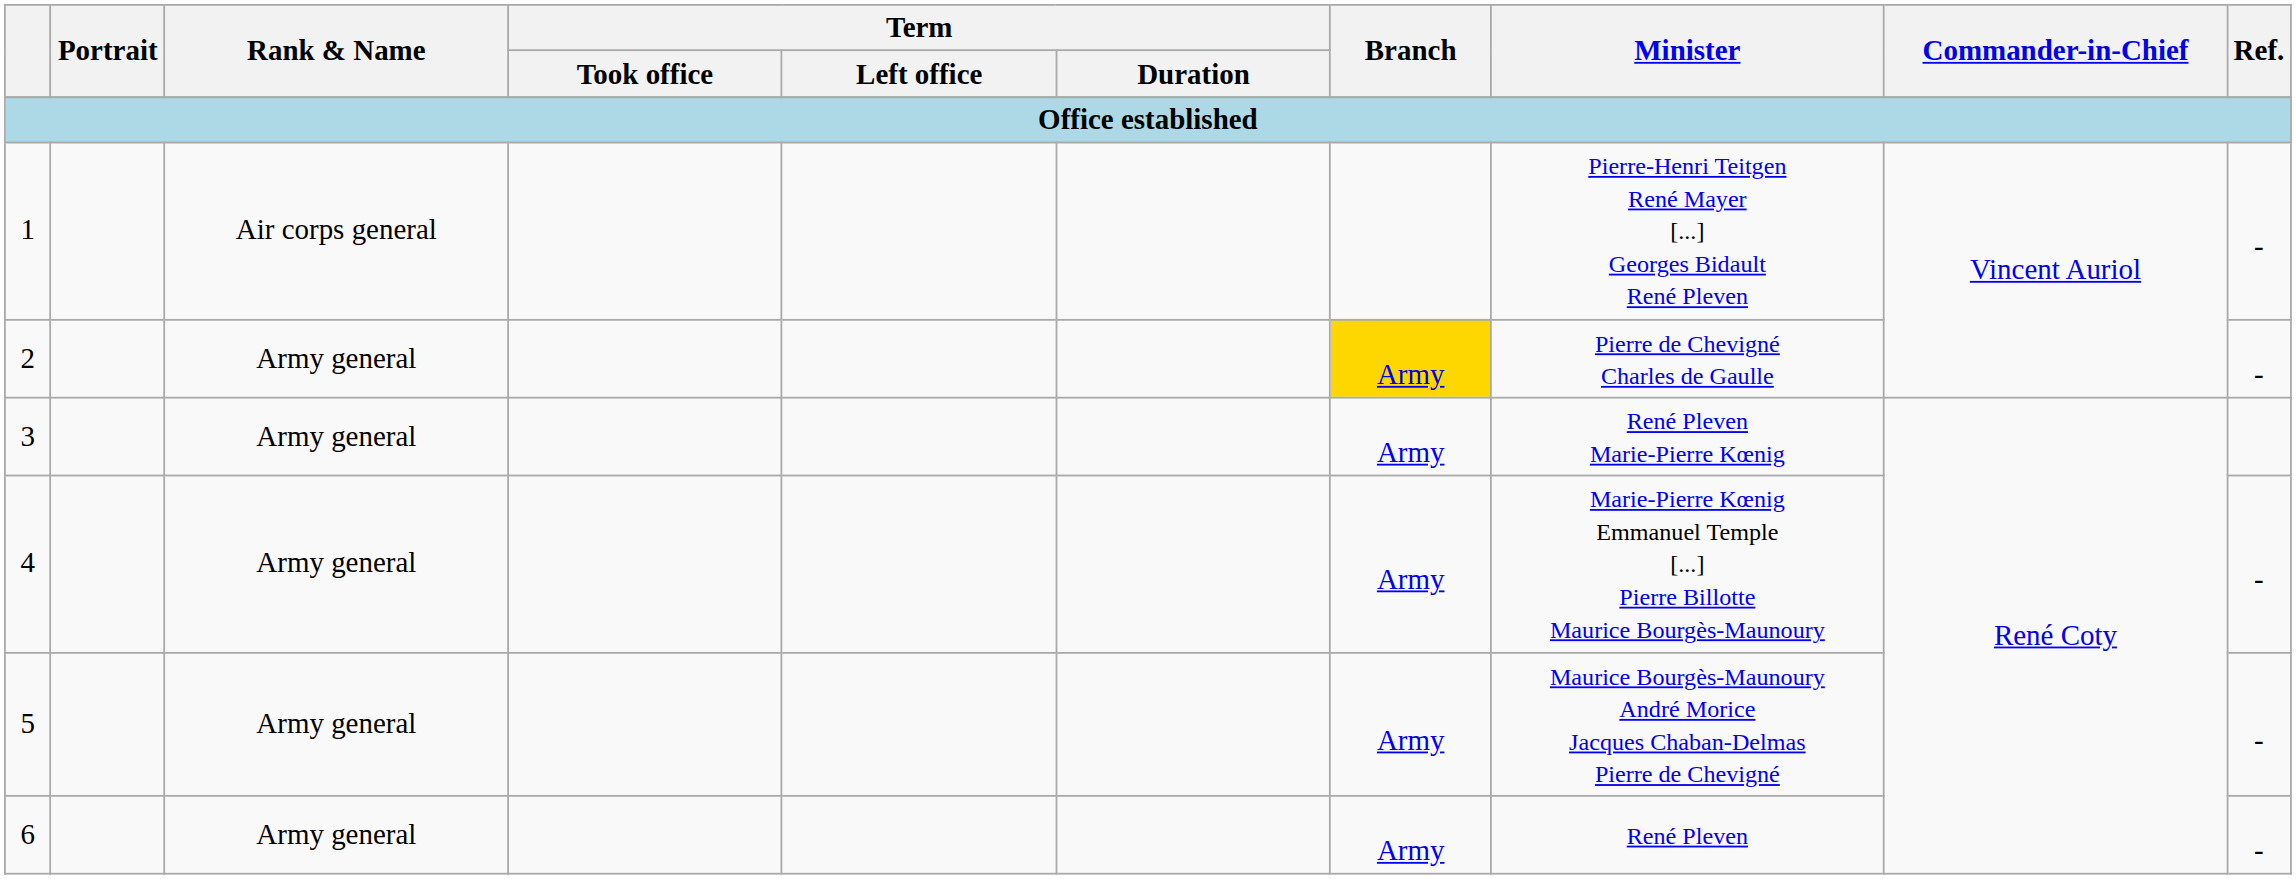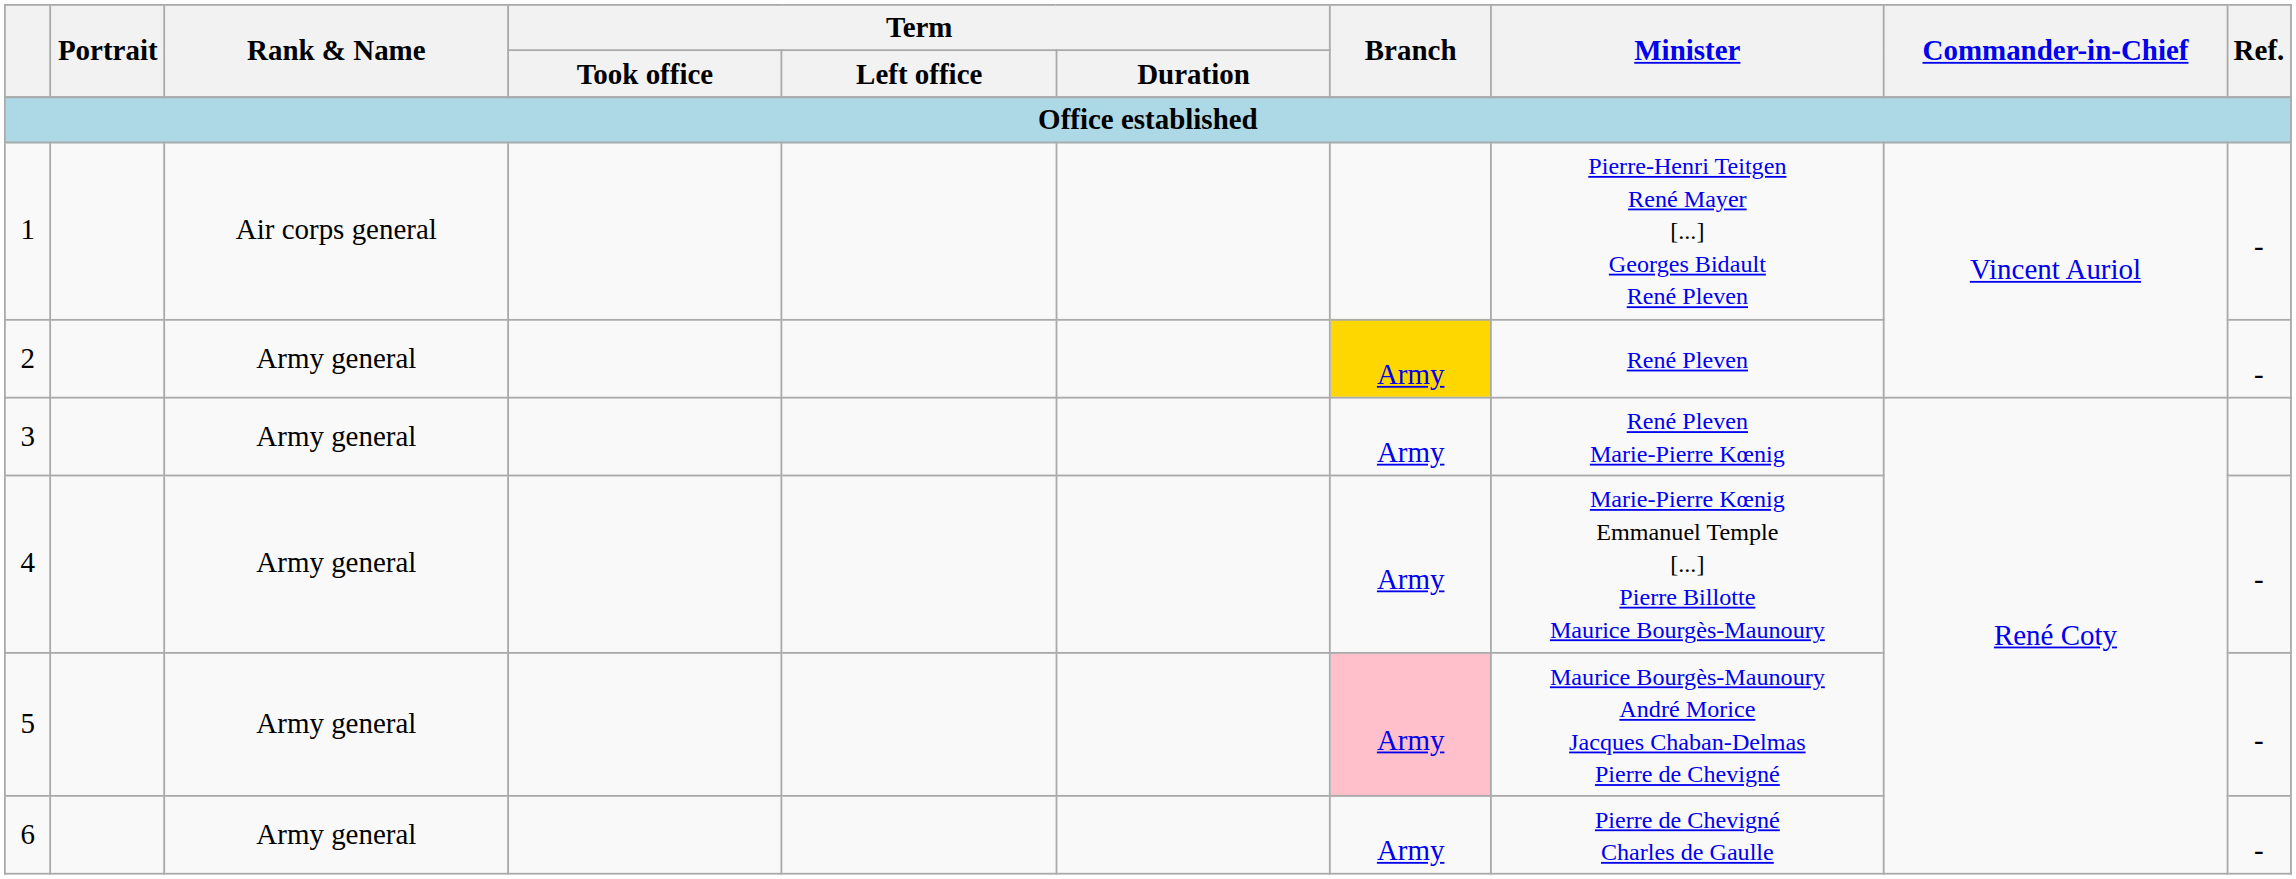(1687, 359) Pierre de Chevigné Charles de Gaulle -> (1687, 359) René Pleven
(1411, 739) no background -> (1411, 739) pink background
(1687, 836) René Pleven -> (1687, 836) Pierre de Chevigné Charles de Gaulle
